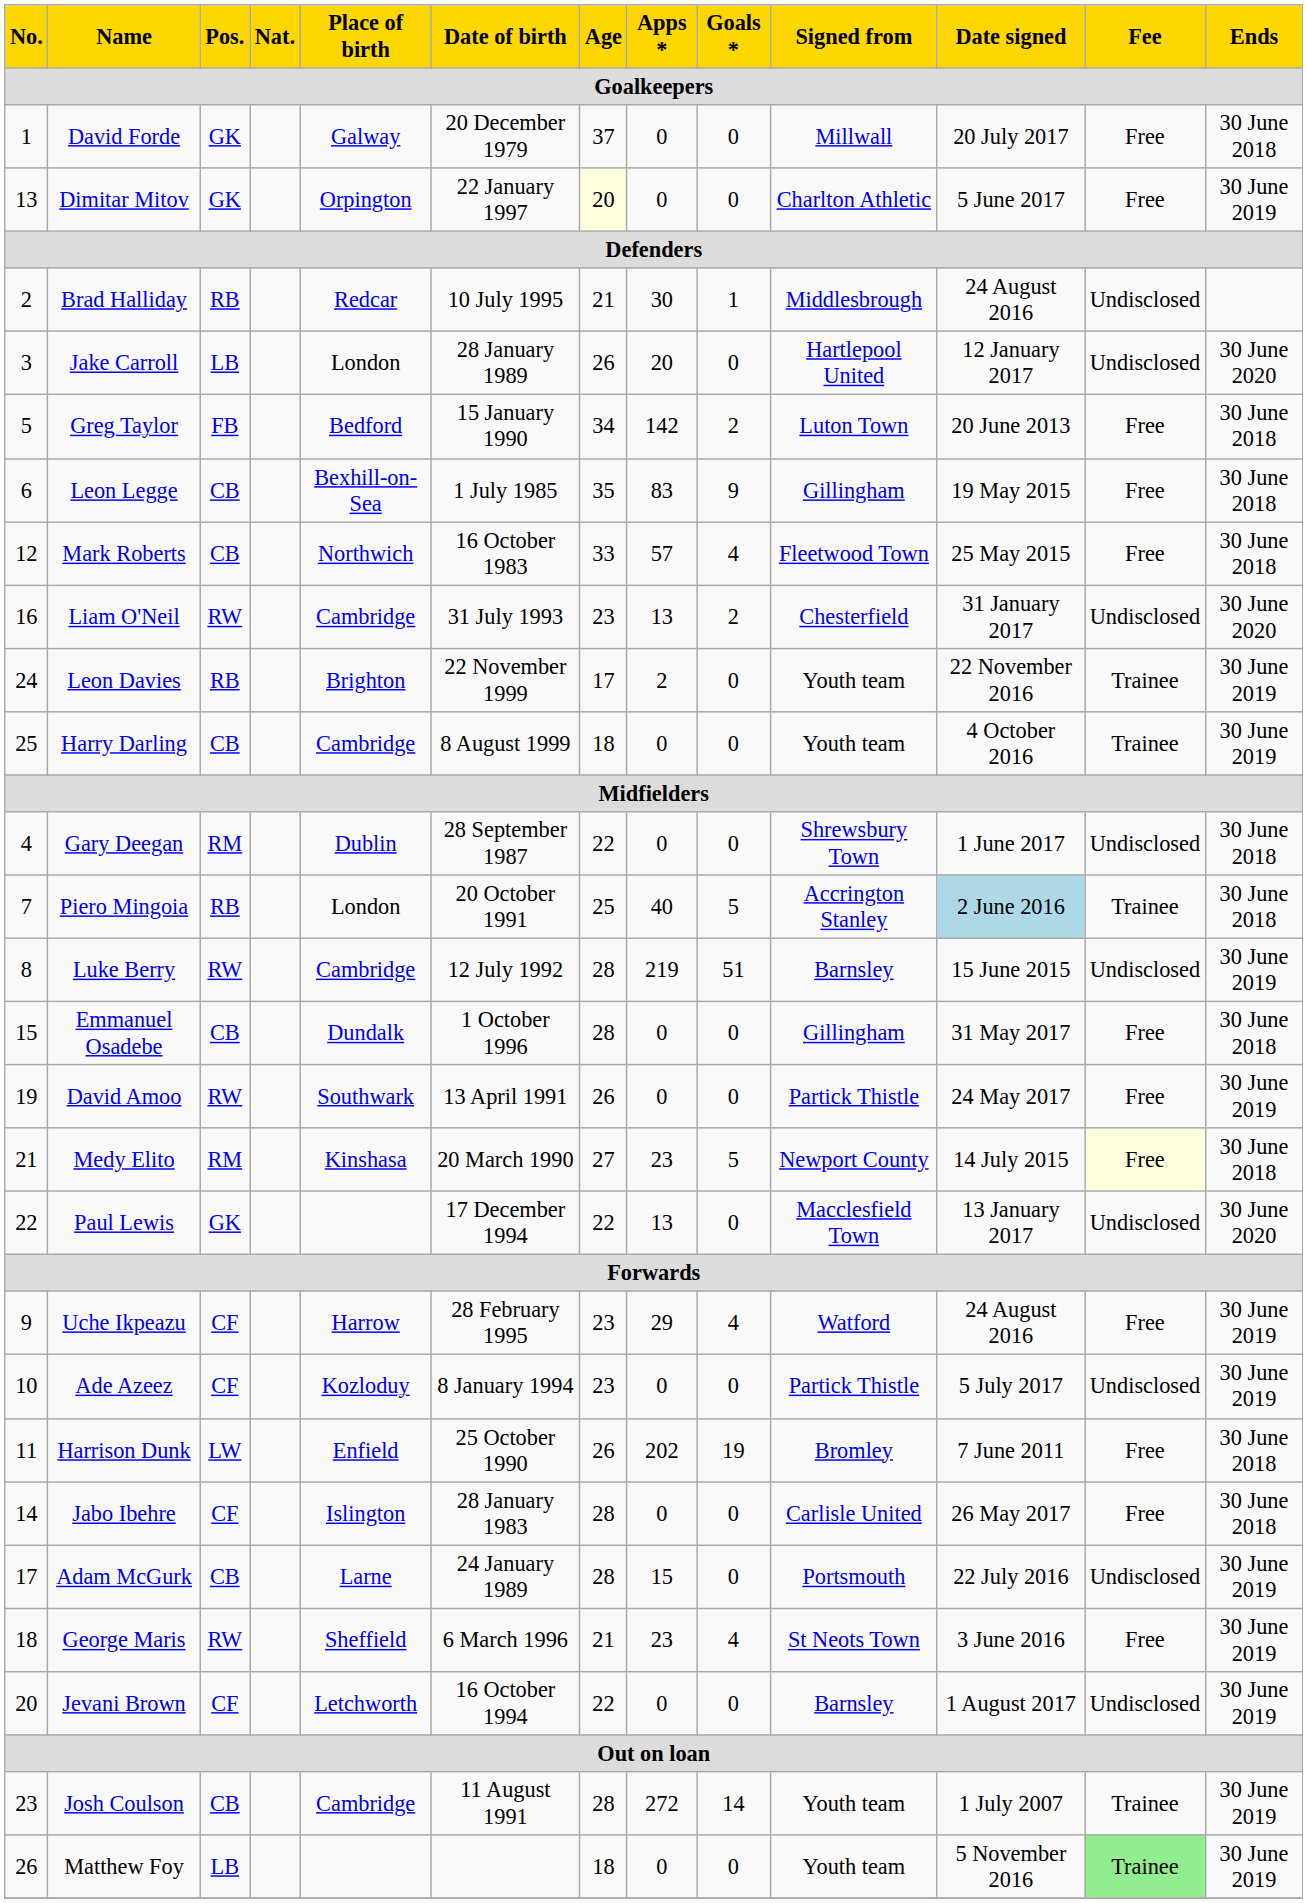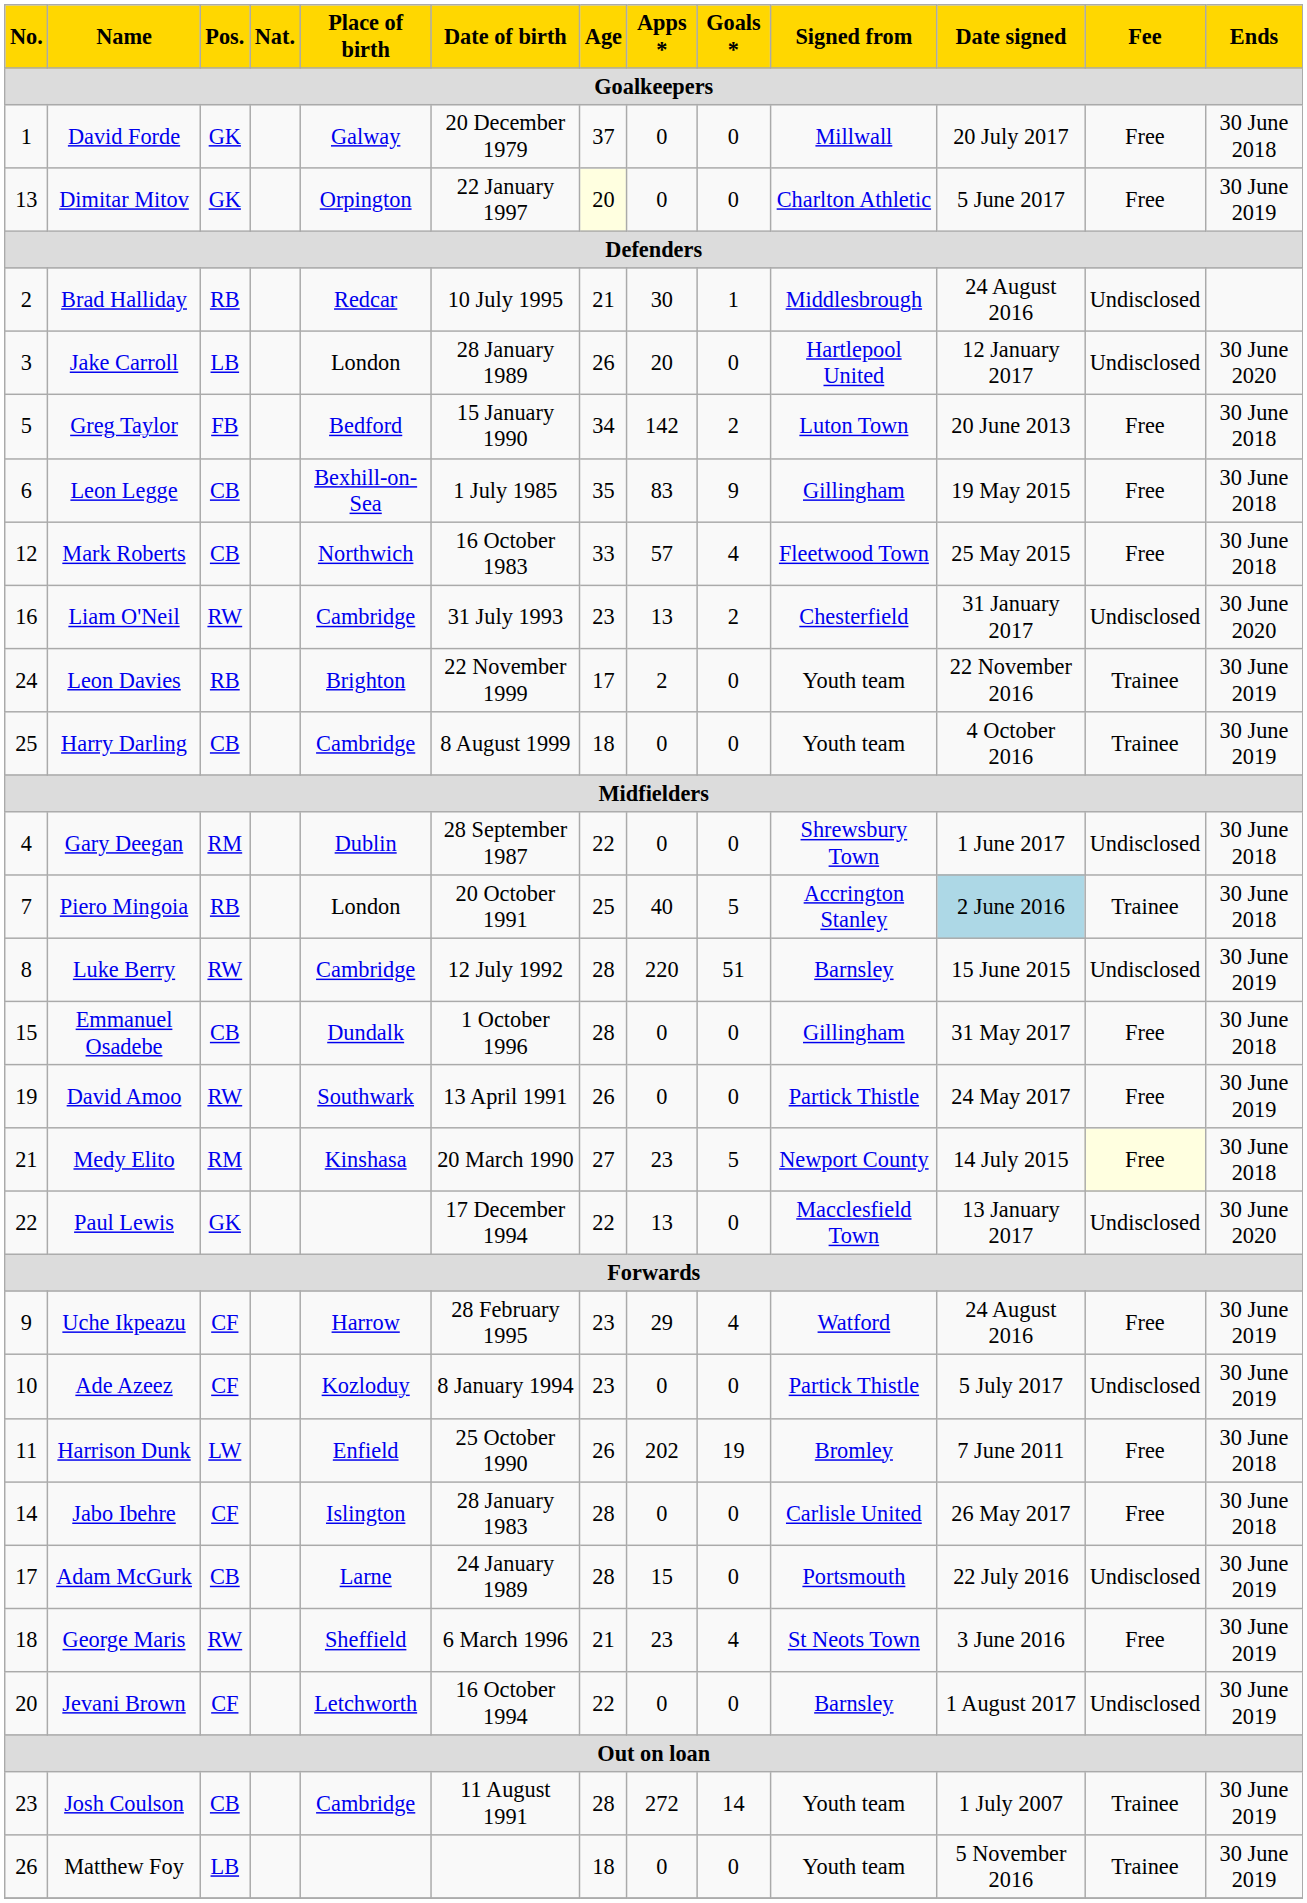(662, 969) 219 -> (662, 969) 220
(1145, 1866) lightgreen background -> (1145, 1866) no background
